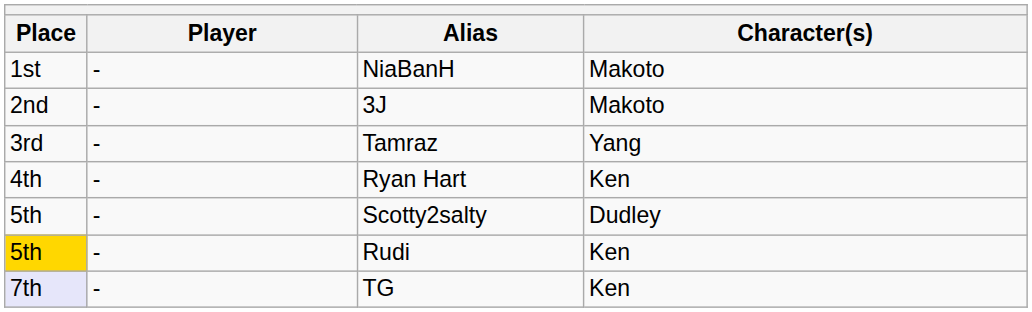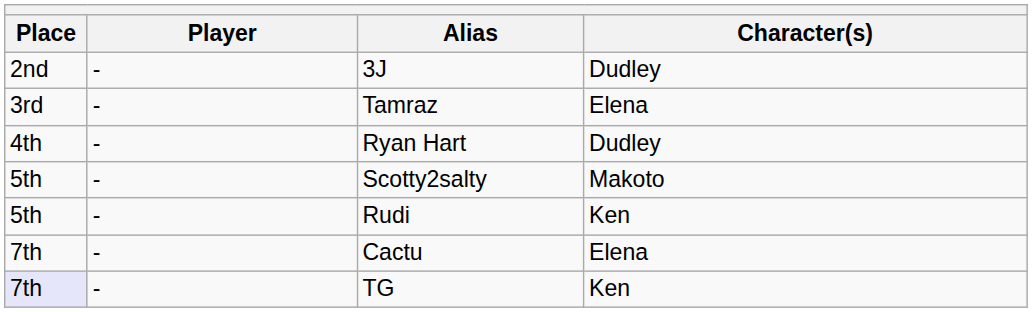- row: (409, 69)
(627, 106) Makoto -> (625, 69) Dudley
(615, 143) Yang -> (619, 106) Elena
(610, 179) Ken -> (625, 143) Dudley
(625, 216) Dudley -> (627, 179) Makoto
(26, 252) gold background -> (26, 216) no background
+ row: (393, 252)
